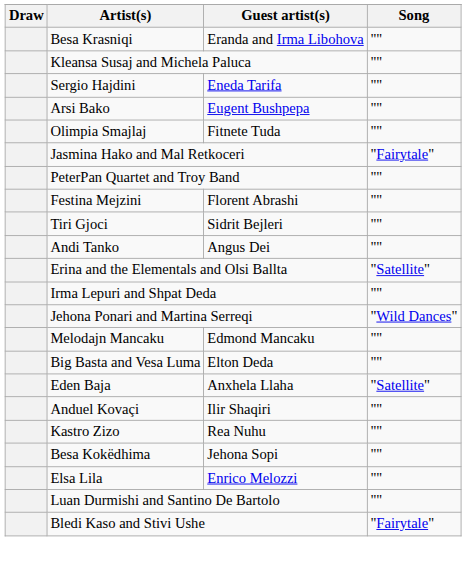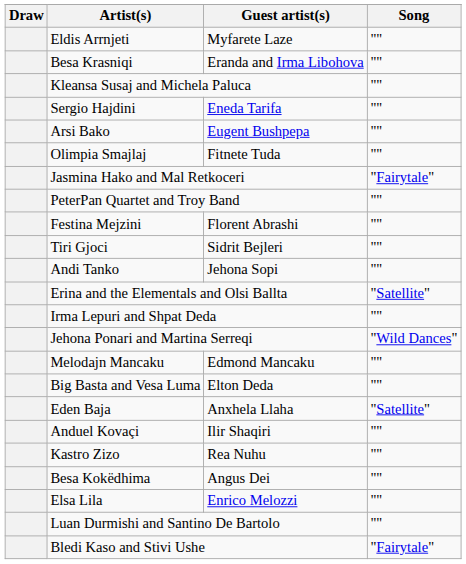+ row: (90, 39)
(239, 246) Angus Dei -> (243, 270) Jehona Sopi
(243, 454) Jehona Sopi -> (239, 477) Angus Dei
